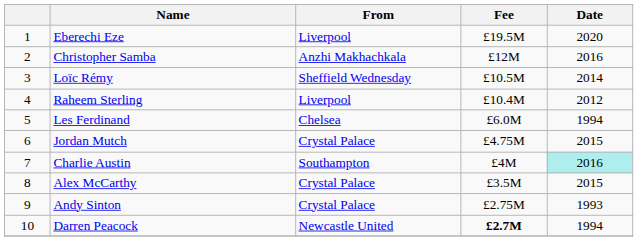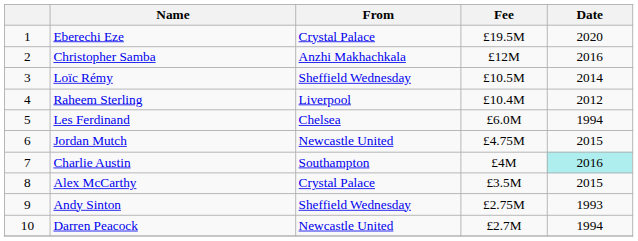(325, 36) Liverpool -> (337, 36) Crystal Palace
(337, 141) Crystal Palace -> (346, 141) Newcastle United
(337, 204) Crystal Palace -> (355, 204) Sheffield Wednesday
(504, 225) bold -> (504, 225) normal
